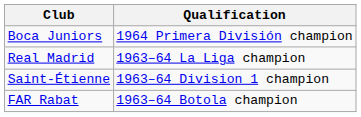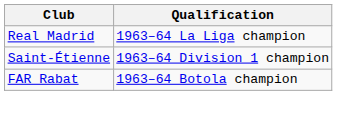- row: (55, 37)
